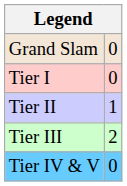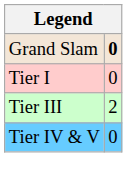(113, 48) normal -> (113, 48) bold
- row: (32, 107)
